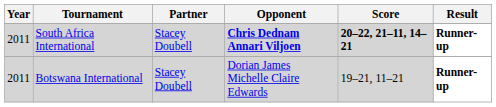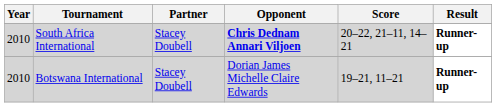(19, 40) 2011 -> (19, 40) 2010
(384, 40) bold -> (384, 40) normal
(19, 79) 2011 -> (19, 79) 2010
